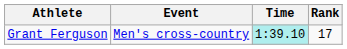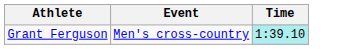- column: (325, 14)
